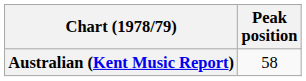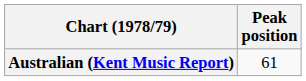(270, 62) 58 -> (270, 62) 61
